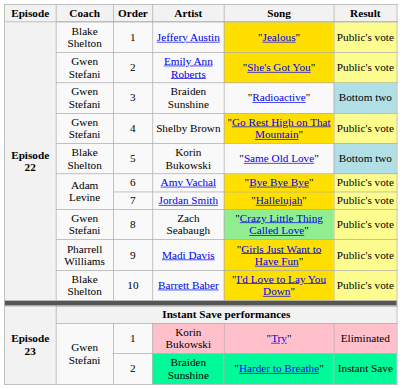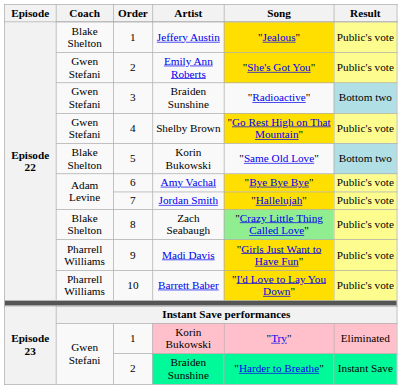(85, 224) Gwen Stefani -> (85, 224) Blake Shelton
(85, 285) Blake Shelton -> (85, 285) Pharrell Williams
